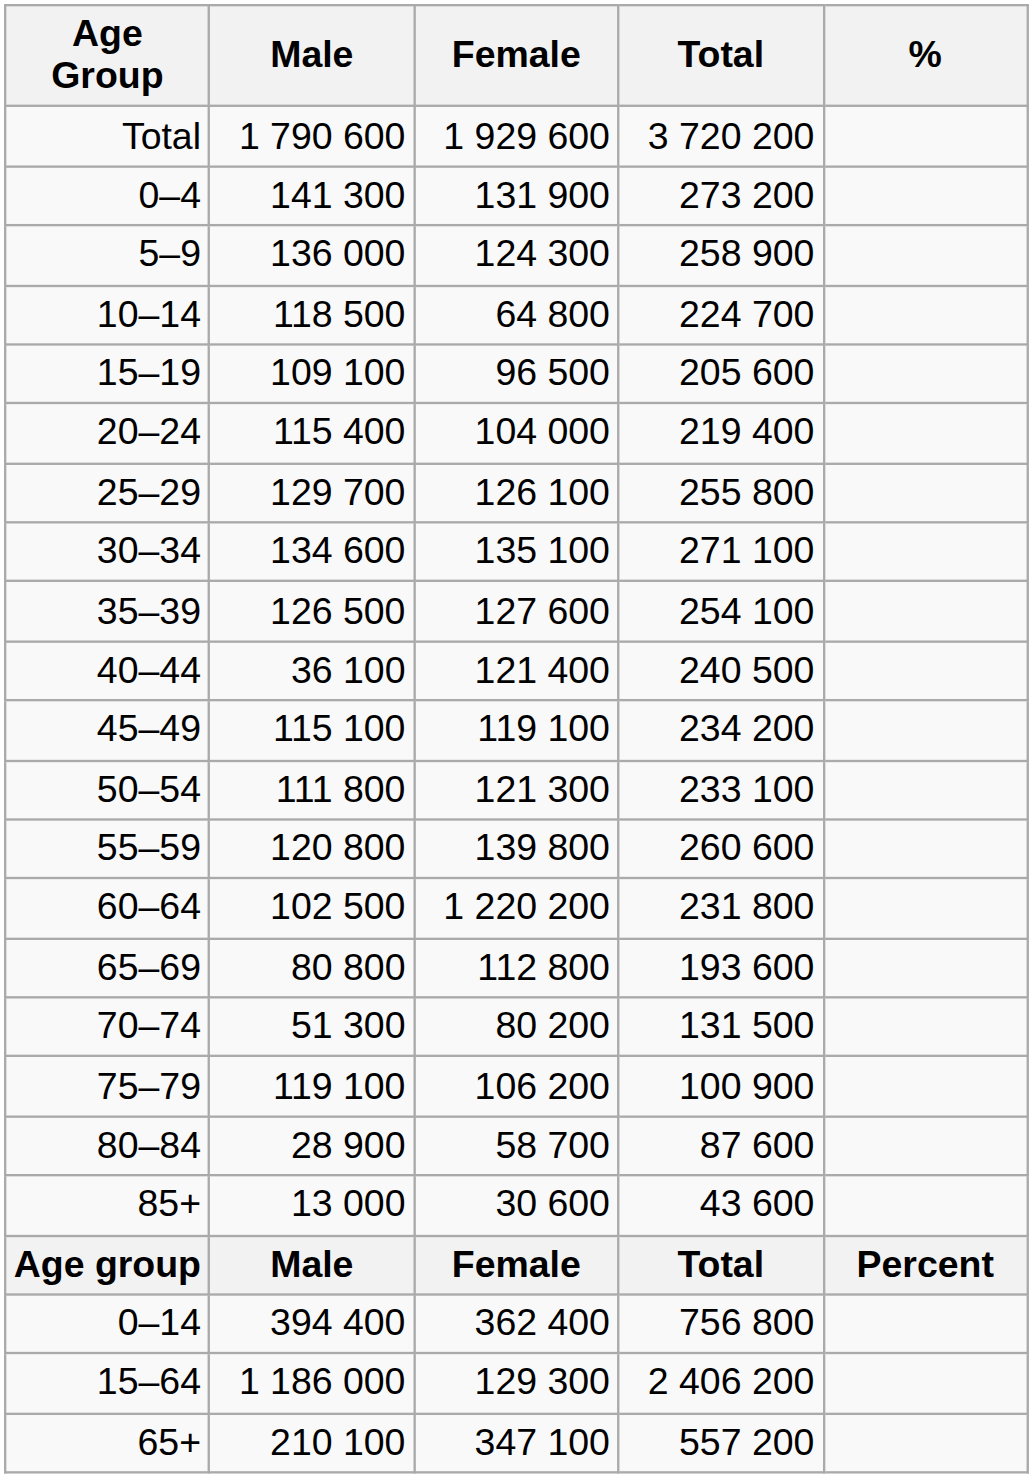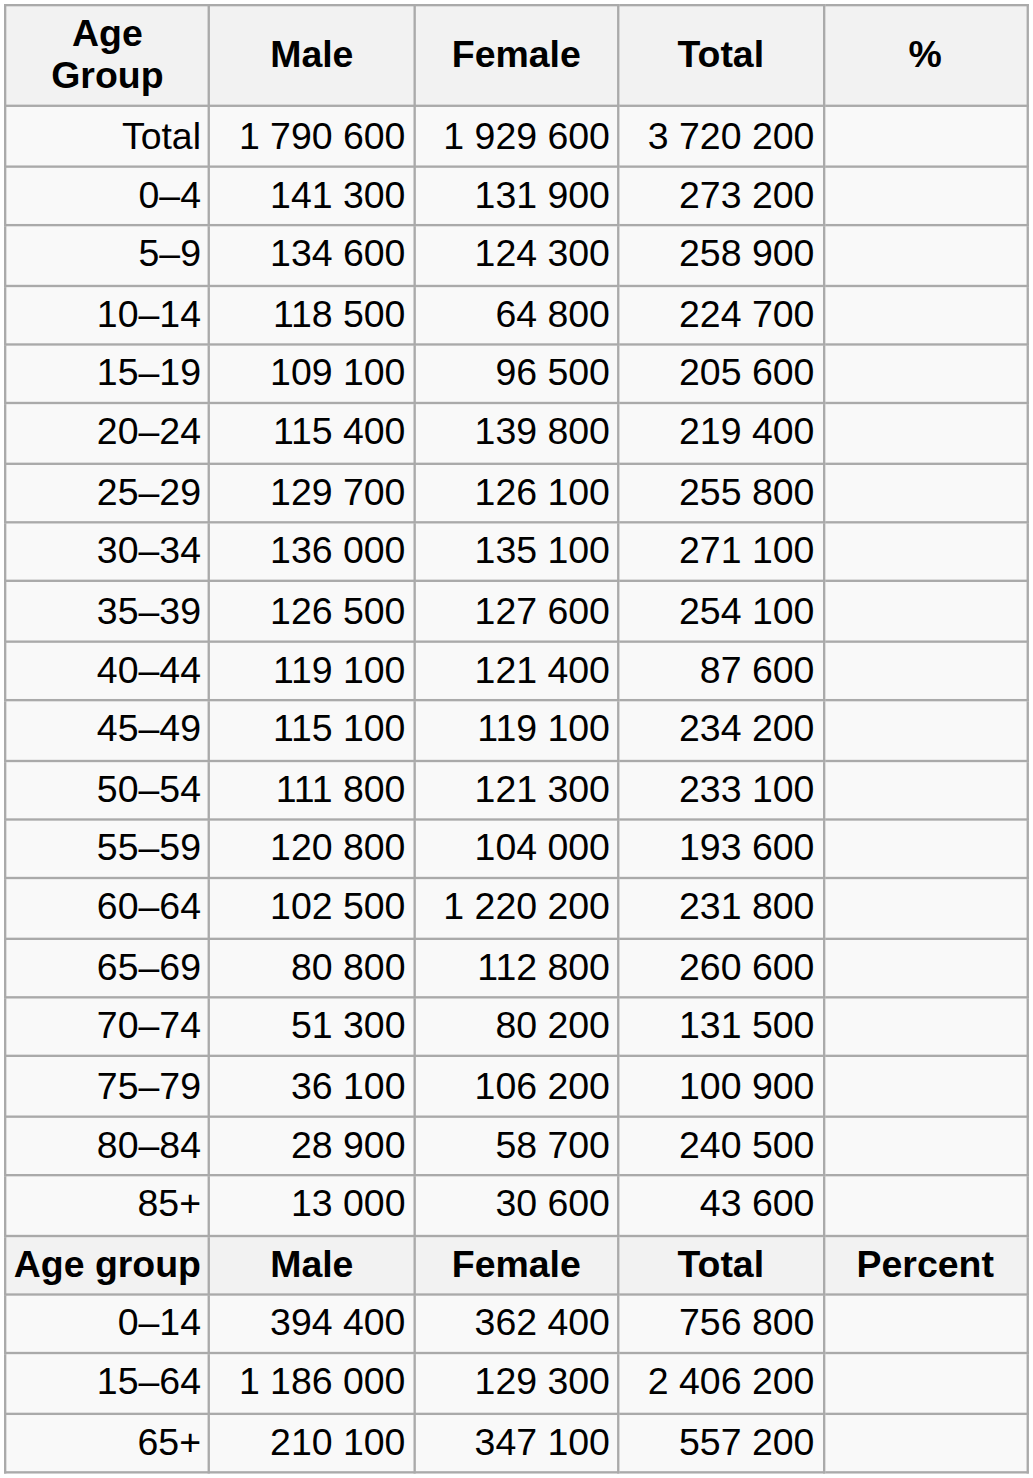(338, 254) 136 000 -> (338, 254) 134 600
(542, 432) 104 000 -> (542, 432) 139 800
(338, 551) 134 600 -> (338, 551) 136 000
(348, 670) 36 100 -> (339, 670) 119 100
(747, 670) 240 500 -> (757, 670) 87 600
(542, 848) 139 800 -> (542, 848) 104 000
(747, 848) 260 600 -> (747, 848) 193 600
(747, 966) 193 600 -> (747, 966) 260 600
(339, 1085) 119 100 -> (348, 1085) 36 100
(757, 1145) 87 600 -> (747, 1145) 240 500
